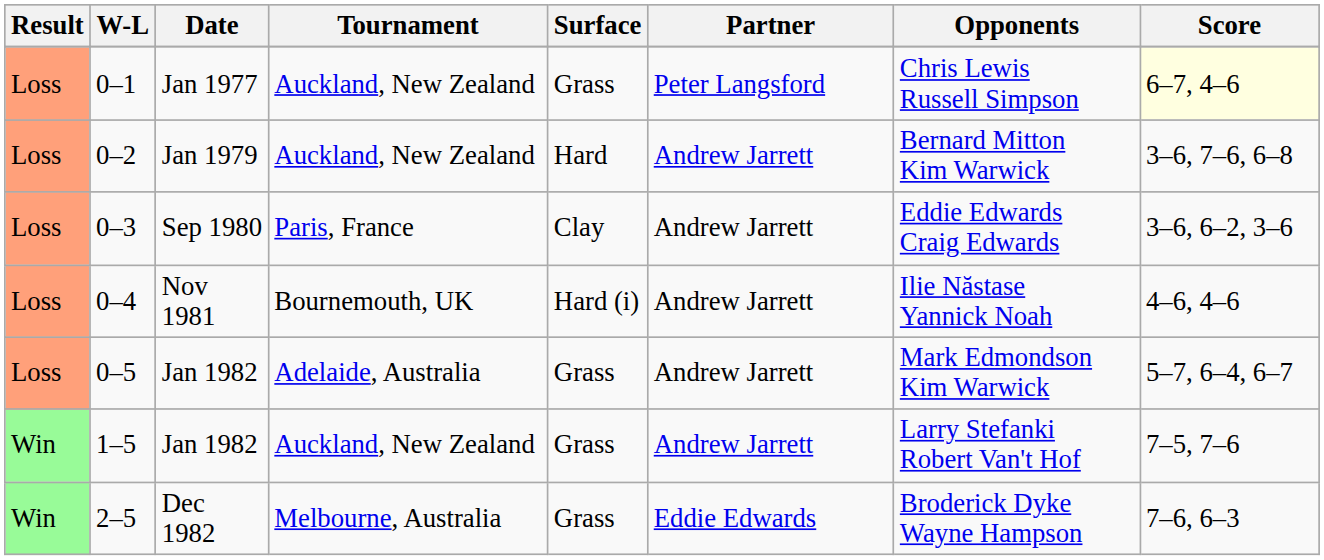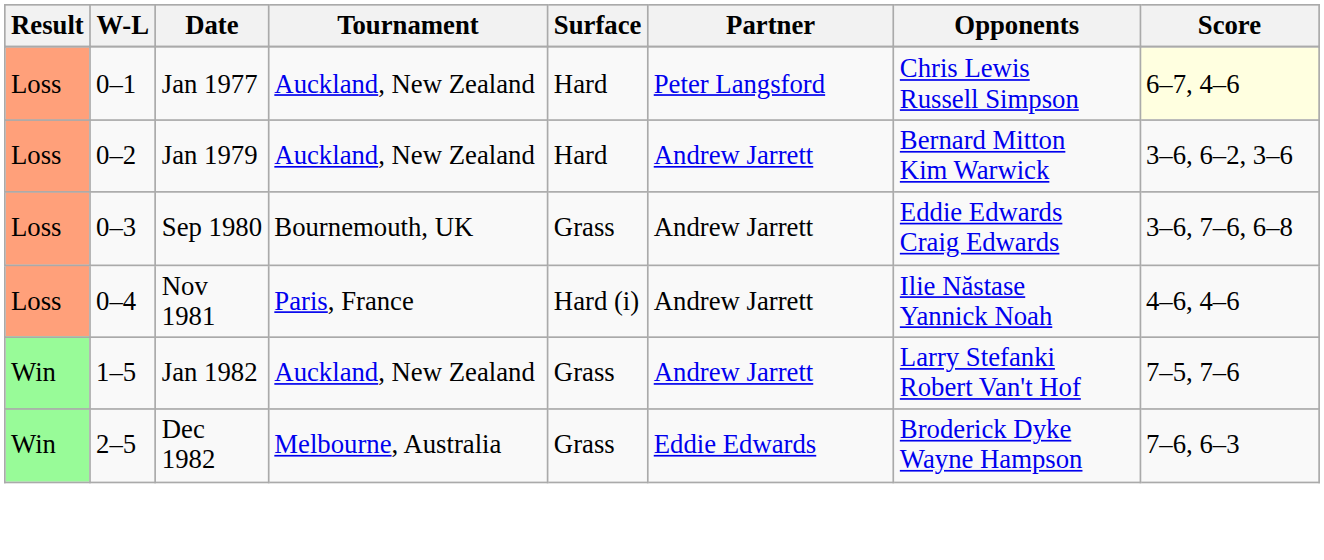(584, 83) Grass -> (581, 83) Hard
(1219, 155) 3–6, 7–6, 6–8 -> (1219, 155) 3–6, 6–2, 3–6
(344, 227) Paris, France -> (374, 227) Bournemouth, UK
(579, 227) Clay -> (584, 227) Grass
(1219, 227) 3–6, 6–2, 3–6 -> (1219, 227) 3–6, 7–6, 6–8
(374, 300) Bournemouth, UK -> (344, 300) Paris, France
- row: (116, 372)
